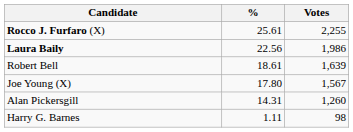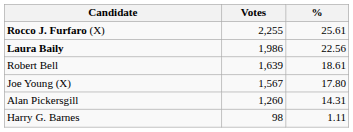columns swapped: (317, 13) <-> (253, 13)
